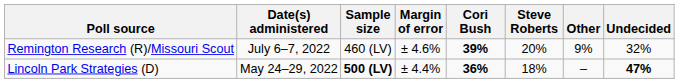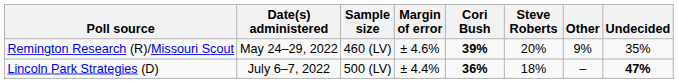(289, 49) July 6–7, 2022 -> (289, 49) May 24–29, 2022
(639, 49) 32% -> (638, 49) 35%
(289, 69) May 24–29, 2022 -> (289, 69) July 6–7, 2022
(368, 69) bold -> (368, 69) normal
